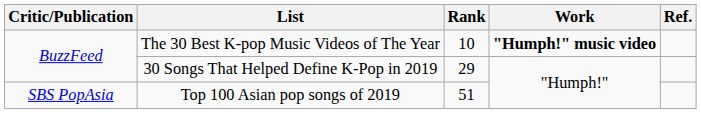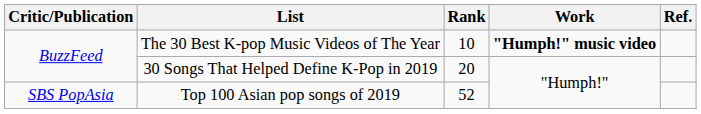(466, 69) 29 -> (466, 69) 20
(466, 95) 51 -> (466, 95) 52
